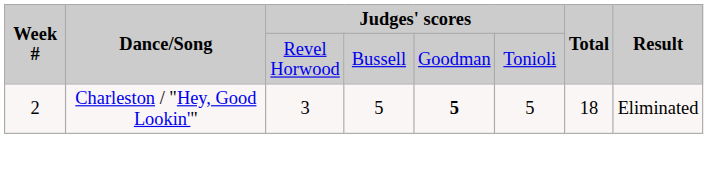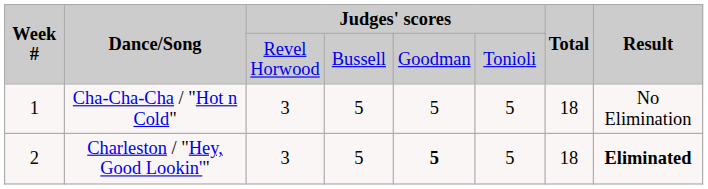+ row: (155, 108)
(658, 108) normal -> (648, 158) bold
